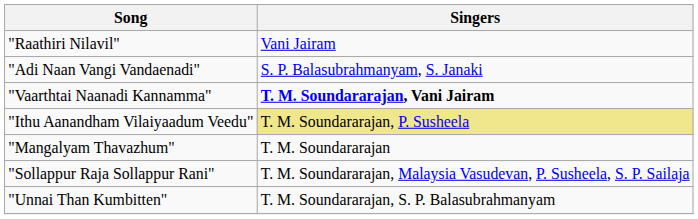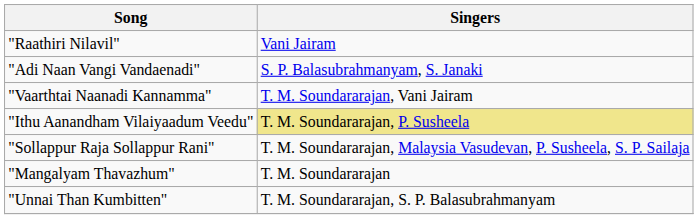(377, 95) bold -> (367, 95) normal
rows swapped: (111, 174) <-> (91, 148)
